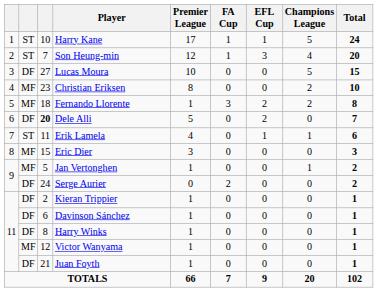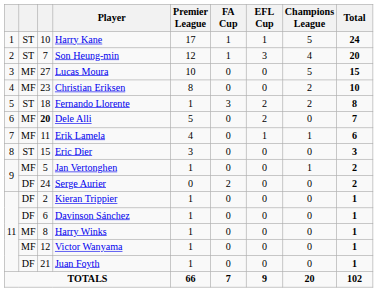(28, 71) DF -> (28, 71) MF
(28, 103) MF -> (28, 103) ST
(28, 119) DF -> (28, 119) MF
(28, 135) ST -> (28, 135) MF
(28, 151) MF -> (28, 151) ST
(28, 231) DF -> (28, 231) MF
